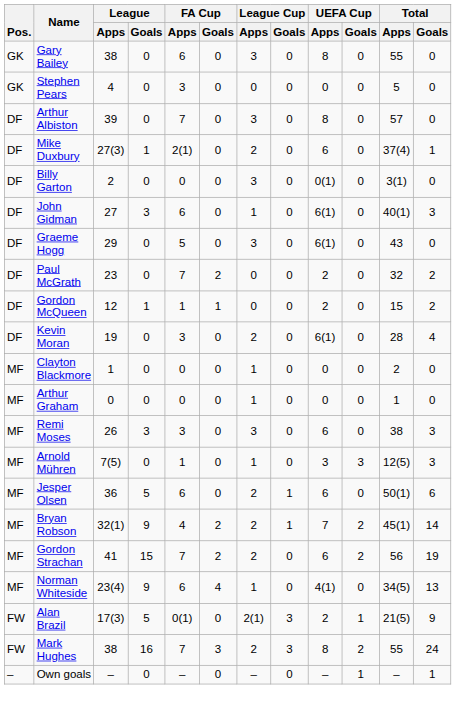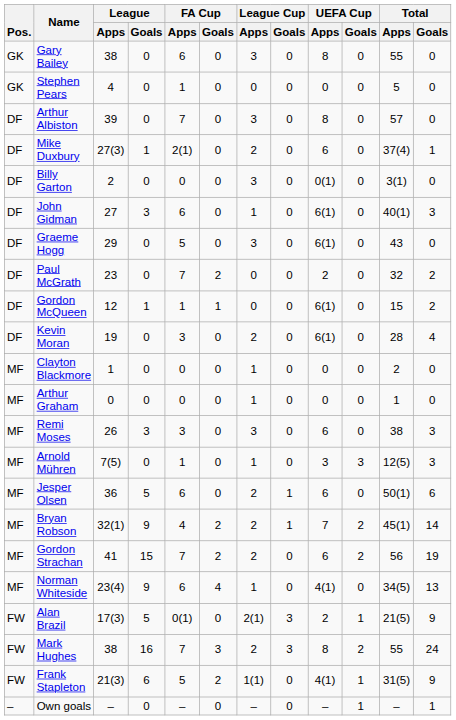(182, 87) 3 -> (182, 87) 1
(325, 306) 2 -> (325, 306) 6(1)
+ row: (61, 681)
